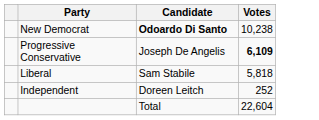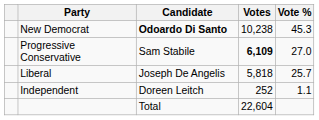+ column: (295, 12)
(182, 51) Joseph De Angelis -> (167, 51) Sam Stabile
(167, 73) Sam Stabile -> (182, 73) Joseph De Angelis
